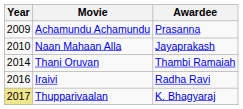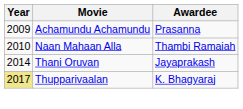(185, 46) Jayaprakash -> (195, 46) Thambi Ramaiah
(195, 63) Thambi Ramaiah -> (185, 63) Jayaprakash
- row: (46, 79)
